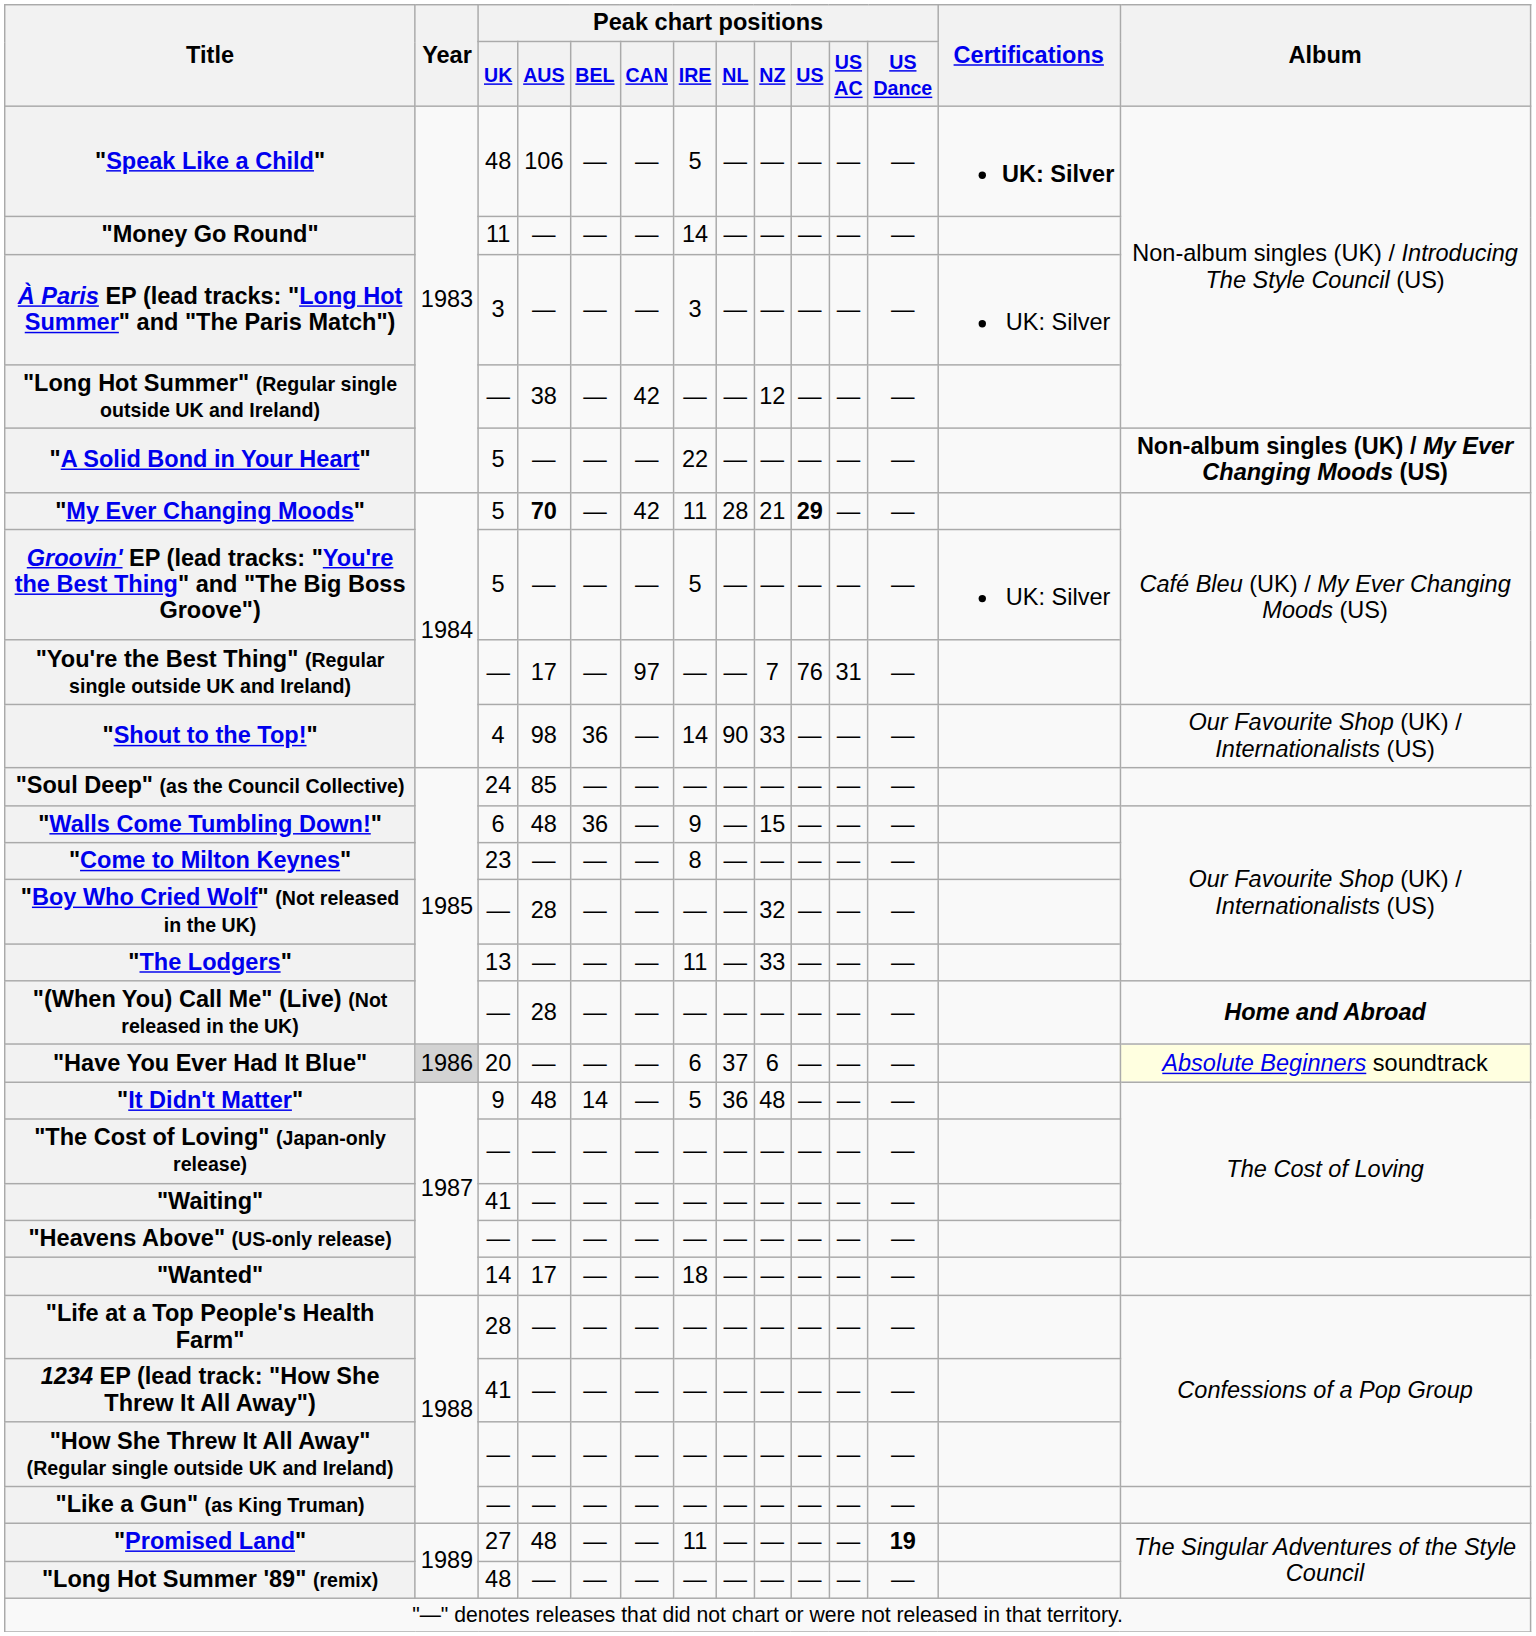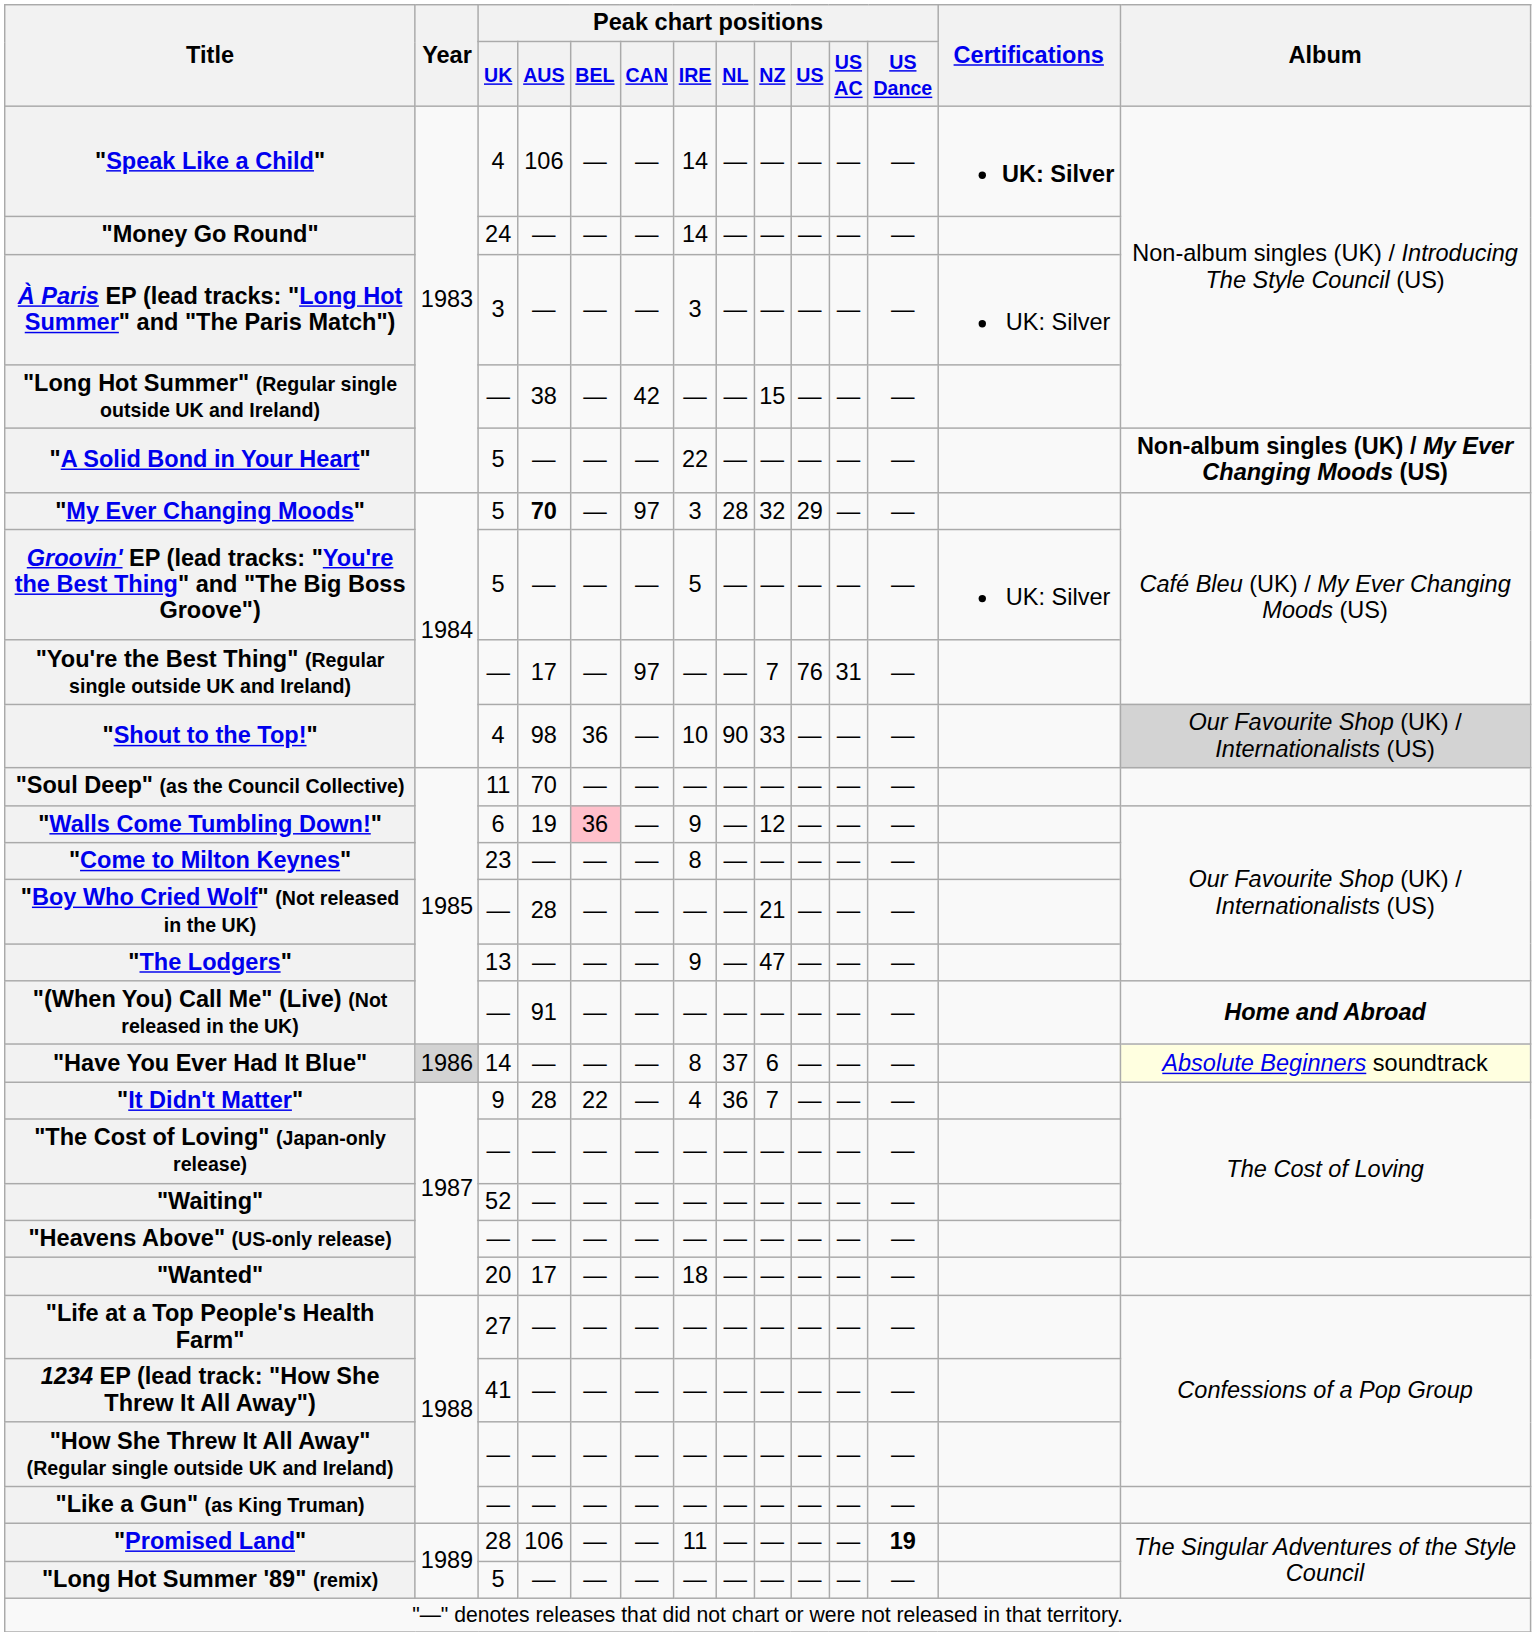(498, 160) 48 -> (498, 160) 4
(695, 160) 5 -> (695, 160) 14
(498, 235) 11 -> (498, 235) 24
(772, 396) 12 -> (772, 396) 15
(647, 510) 42 -> (647, 510) 97
(695, 510) 11 -> (695, 510) 3
(772, 510) 21 -> (772, 510) 32
(810, 510) bold -> (810, 510) normal
(695, 735) 14 -> (695, 735) 10
(1325, 735) no background -> (1325, 735) lightgrey background
(498, 786) 24 -> (498, 786) 11
(544, 786) 85 -> (544, 786) 70
(544, 823) 48 -> (544, 823) 19
(595, 823) no background -> (595, 823) pink background
(772, 823) 15 -> (772, 823) 12
(772, 911) 32 -> (772, 911) 21
(695, 961) 11 -> (695, 961) 9
(772, 961) 33 -> (772, 961) 47
(544, 1012) 28 -> (544, 1012) 91
(498, 1062) 20 -> (498, 1062) 14
(695, 1062) 6 -> (695, 1062) 8
(544, 1100) 48 -> (544, 1100) 28
(595, 1100) 14 -> (595, 1100) 22
(695, 1100) 5 -> (695, 1100) 4
(772, 1100) 48 -> (772, 1100) 7
(498, 1201) 41 -> (498, 1201) 52
(498, 1275) 14 -> (498, 1275) 20
(498, 1326) 28 -> (498, 1326) 27
(498, 1541) 27 -> (498, 1541) 28
(544, 1541) 48 -> (544, 1541) 106
(498, 1579) 48 -> (498, 1579) 5
